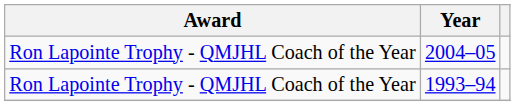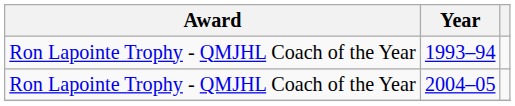rows swapped: (460, 84) <-> (460, 52)
